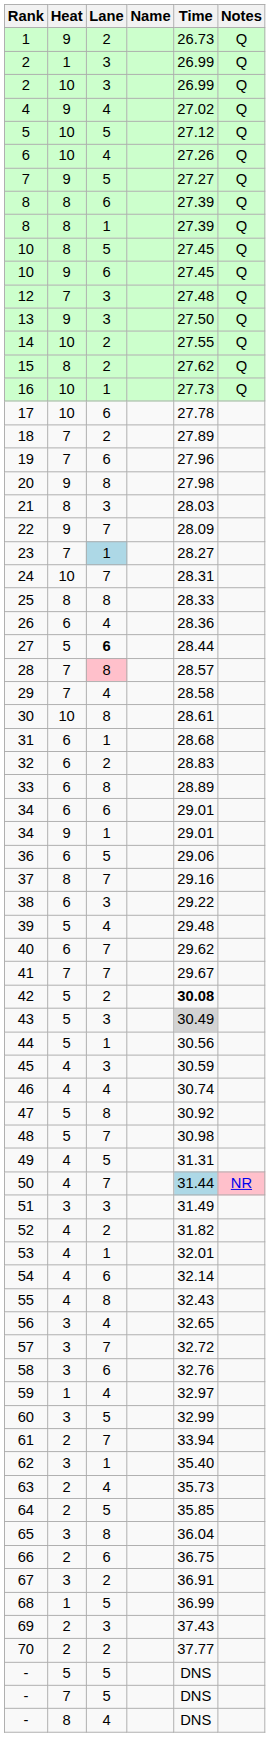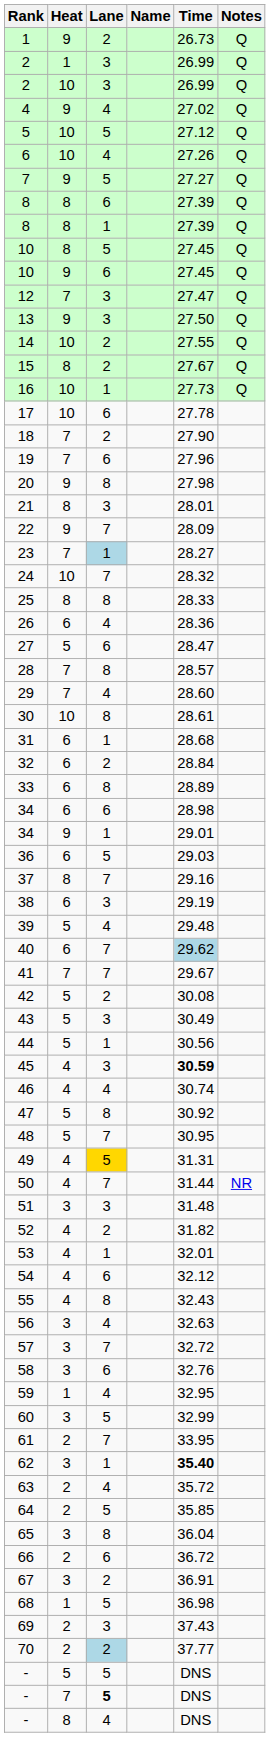(196, 296) 27.48 -> (196, 296) 27.47
(196, 366) 27.62 -> (196, 366) 27.67
(196, 436) 27.89 -> (196, 436) 27.90
(196, 506) 28.03 -> (196, 506) 28.01
(196, 576) 28.31 -> (196, 576) 28.32
(107, 646) bold -> (107, 646) normal
(196, 646) 28.44 -> (196, 646) 28.47
(107, 669) pink background -> (107, 669) no background
(196, 693) 28.58 -> (196, 693) 28.60
(196, 763) 28.83 -> (196, 763) 28.84
(196, 809) 29.01 -> (196, 809) 28.98
(196, 856) 29.06 -> (196, 856) 29.03
(196, 903) 29.22 -> (196, 903) 29.19
(196, 949) no background -> (196, 949) lightblue background
(196, 996) bold -> (196, 996) normal
(196, 1020) lightgrey background -> (196, 1020) no background
(196, 1066) normal -> (196, 1066) bold
(196, 1136) 30.98 -> (196, 1136) 30.95
(107, 1160) no background -> (107, 1160) gold background
(196, 1183) lightblue background -> (196, 1183) no background
(241, 1183) pink background -> (241, 1183) no background
(196, 1206) 31.49 -> (196, 1206) 31.48
(196, 1276) 32.14 -> (196, 1276) 32.12
(196, 1323) 32.65 -> (196, 1323) 32.63
(196, 1393) 32.97 -> (196, 1393) 32.95
(196, 1440) 33.94 -> (196, 1440) 33.95
(196, 1463) normal -> (196, 1463) bold
(196, 1486) 35.73 -> (196, 1486) 35.72
(196, 1556) 36.75 -> (196, 1556) 36.72
(196, 1603) 36.99 -> (196, 1603) 36.98
(107, 1650) no background -> (107, 1650) lightblue background
(107, 1697) normal -> (107, 1697) bold
